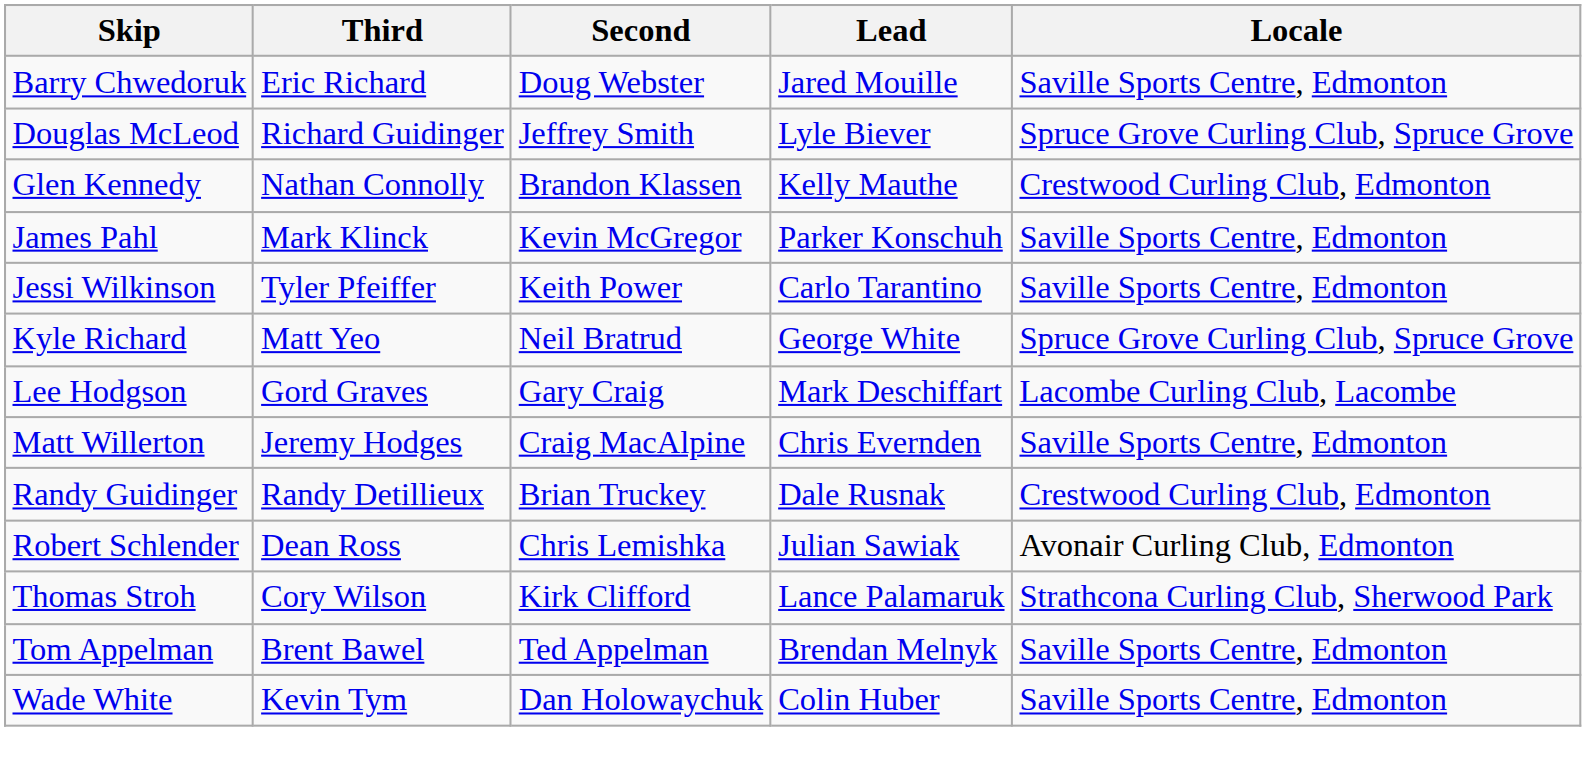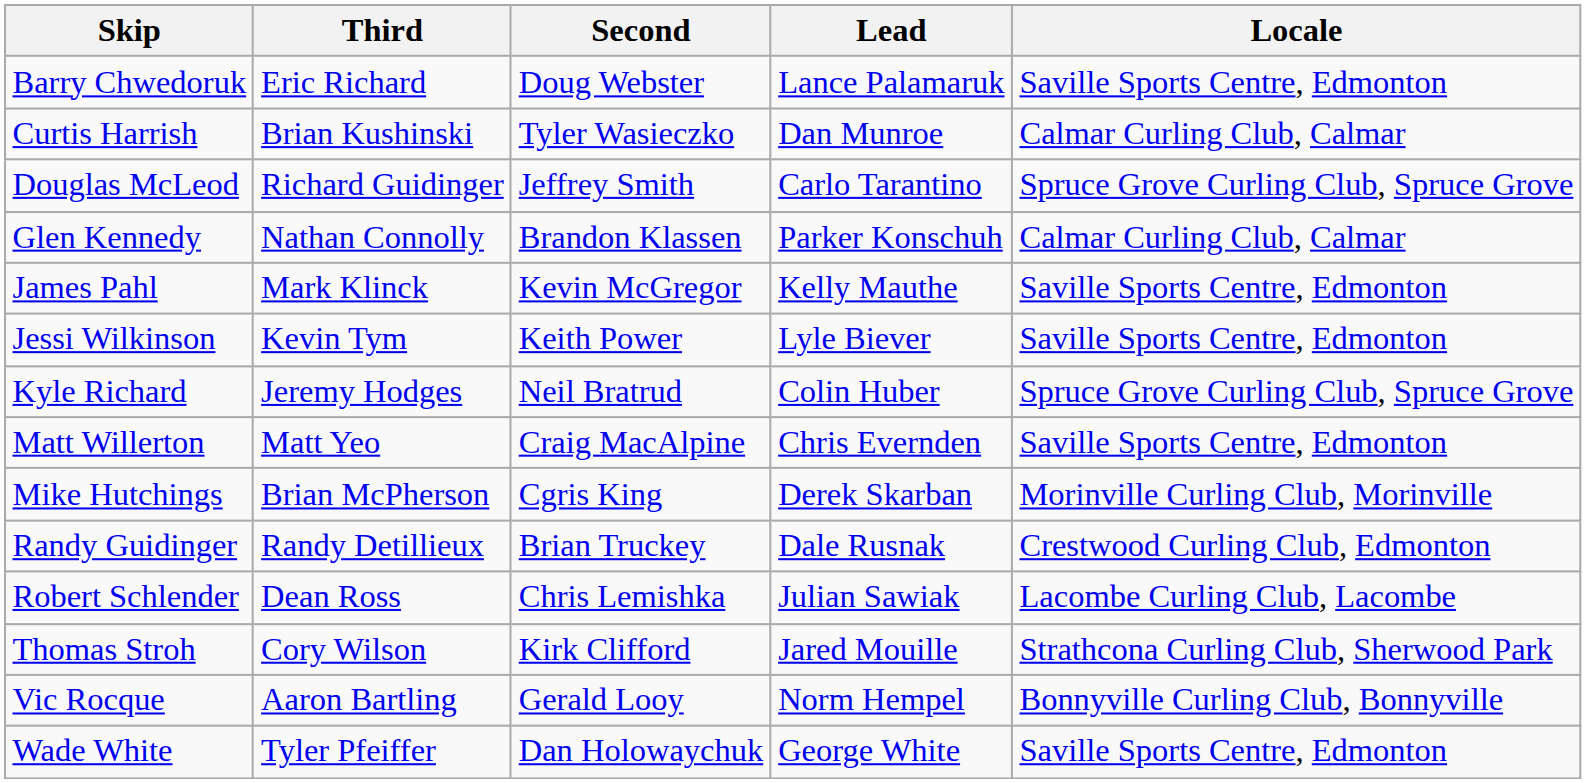(868, 81) Jared Mouille -> (891, 81) Lance Palamaruk
+ row: (105, 133)
(854, 133) Lyle Biever -> (880, 184) Carlo Tarantino
(868, 184) Kelly Mauthe -> (890, 236) Parker Konschuh
(1255, 184) Crestwood Curling Club, Edmonton -> (1213, 236) Calmar Curling Club, Calmar
(890, 236) Parker Konschuh -> (868, 287) Kelly Mauthe
(349, 287) Tyler Pfeiffer -> (334, 339) Kevin Tym
(880, 287) Carlo Tarantino -> (854, 339) Lyle Biever
(321, 339) Matt Yeo -> (362, 390) Jeremy Hodges
(869, 339) George White -> (859, 390) Colin Huber
- row: (100, 390)
(362, 442) Jeremy Hodges -> (321, 442) Matt Yeo
+ row: (118, 493)
(1237, 545) Avonair Curling Club, Edmonton -> (1238, 596) Lacombe Curling Club, Lacombe
(891, 596) Lance Palamaruk -> (868, 648) Jared Mouille
- row: (113, 648)
+ row: (89, 699)
(334, 699) Kevin Tym -> (349, 751) Tyler Pfeiffer
(859, 699) Colin Huber -> (869, 751) George White
